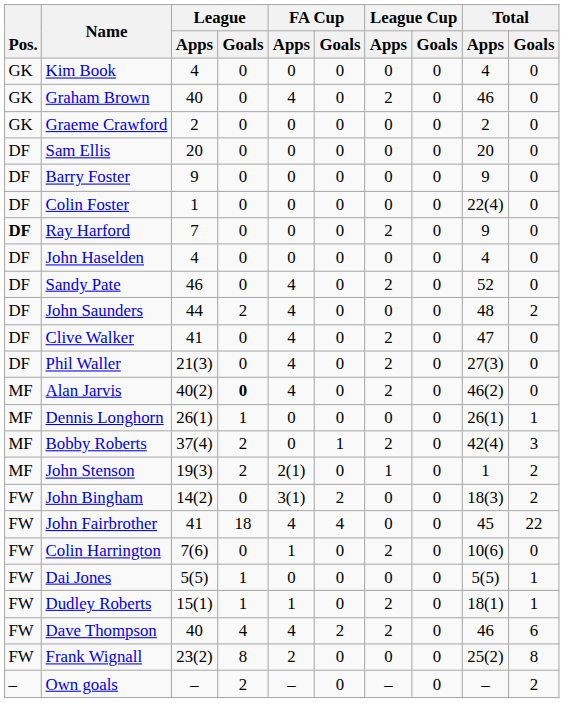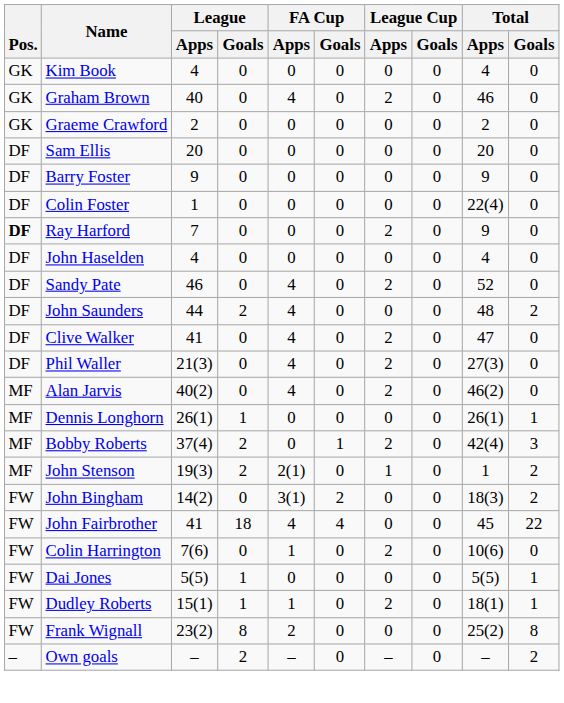(243, 390) bold -> (243, 390) normal
- row: (101, 630)
